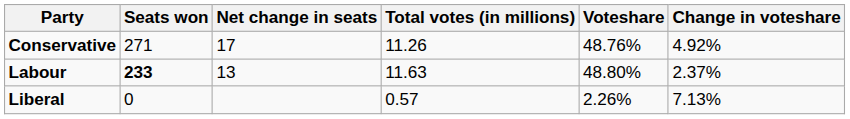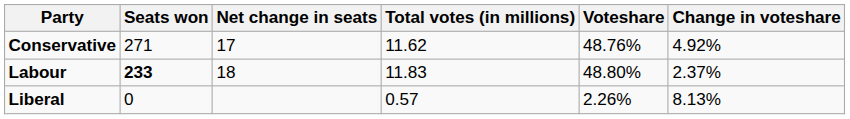(406, 45) 11.26 -> (406, 45) 11.62
(226, 72) 13 -> (226, 72) 18
(406, 72) 11.63 -> (406, 72) 11.83
(697, 99) 7.13% -> (697, 99) 8.13%
